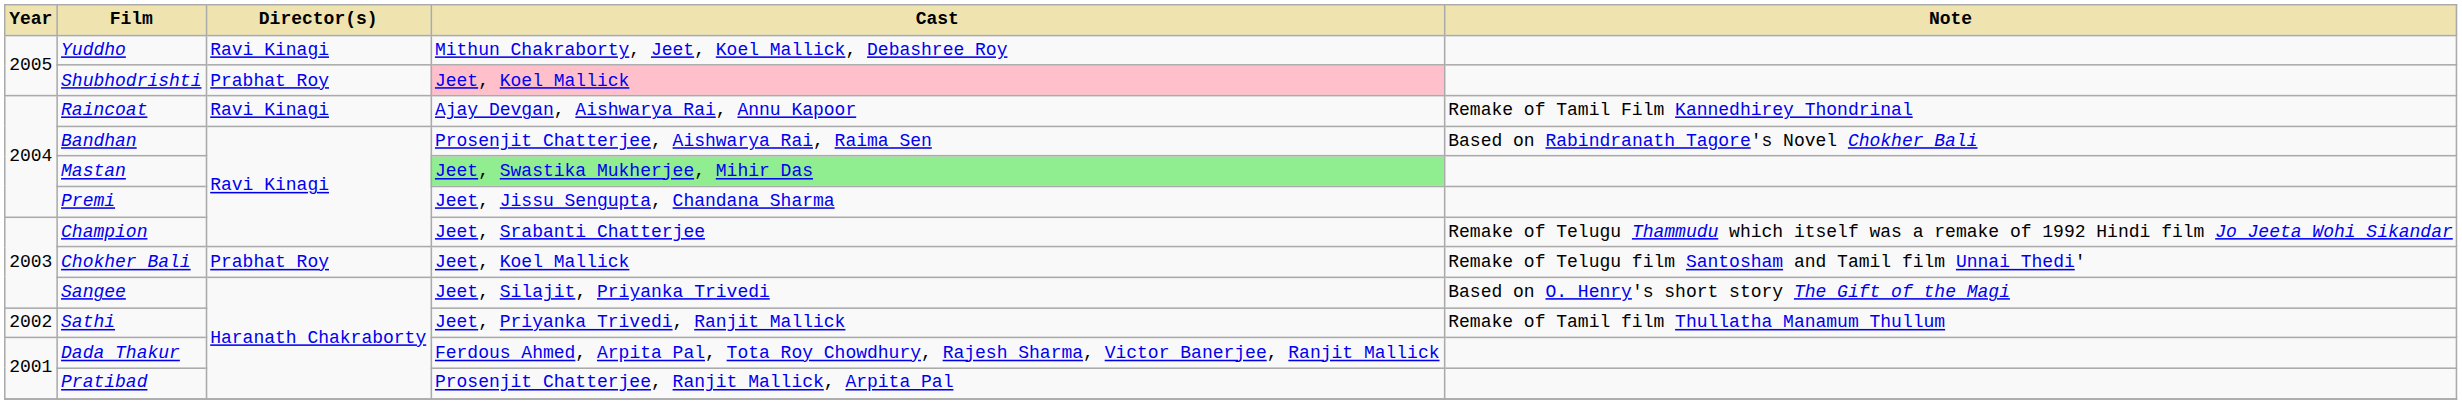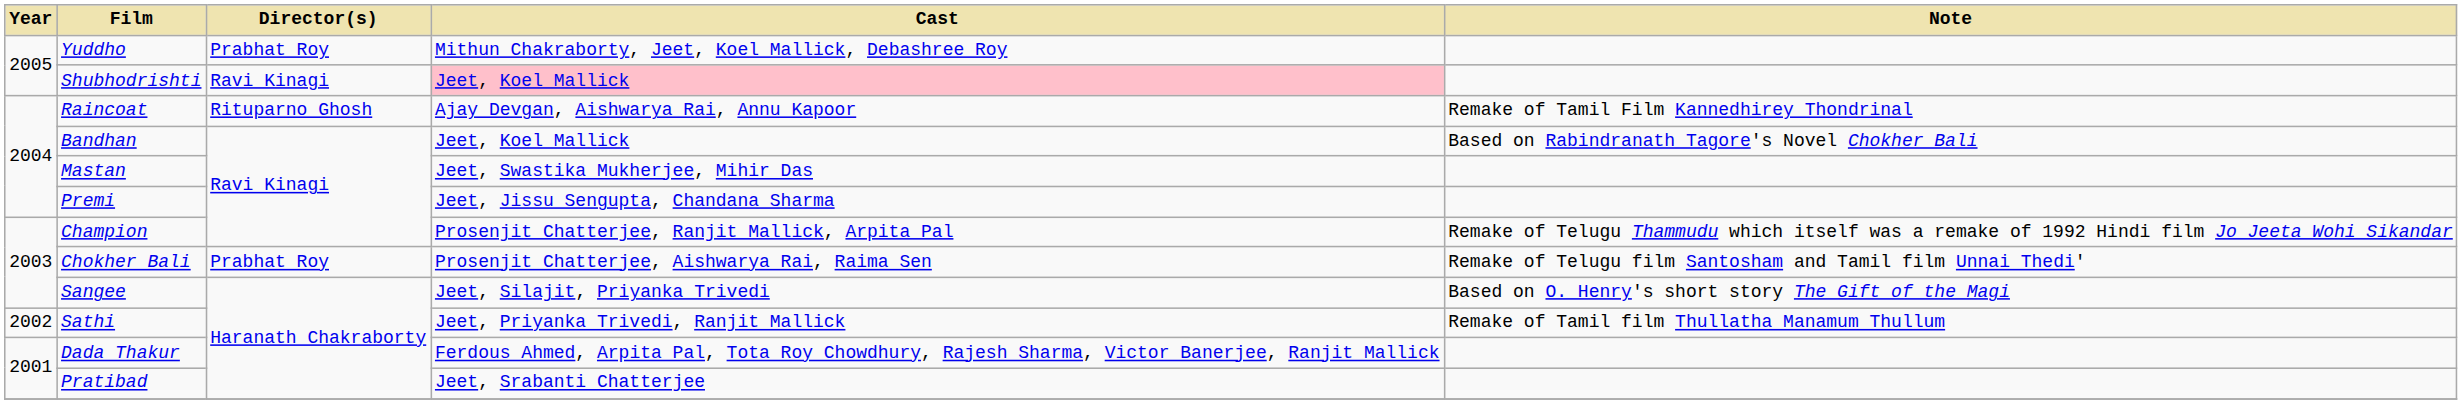(270, 50) Ravi Kinagi -> (270, 50) Prabhat Roy
(270, 80) Prabhat Roy -> (270, 80) Ravi Kinagi
(270, 110) Ravi Kinagi -> (291, 110) Rituparno Ghosh
(683, 141) Prosenjit Chatterjee, Aishwarya Rai, Raima Sen -> (532, 141) Jeet, Koel Mallick
(624, 171) lightgreen background -> (624, 171) no background
(570, 231) Jeet, Srabanti Chatterjee -> (694, 231) Prosenjit Chatterjee, Ranjit Mallick, Arpita Pal
(532, 262) Jeet, Koel Mallick -> (683, 262) Prosenjit Chatterjee, Aishwarya Rai, Raima Sen
(694, 383) Prosenjit Chatterjee, Ranjit Mallick, Arpita Pal -> (570, 383) Jeet, Srabanti Chatterjee
